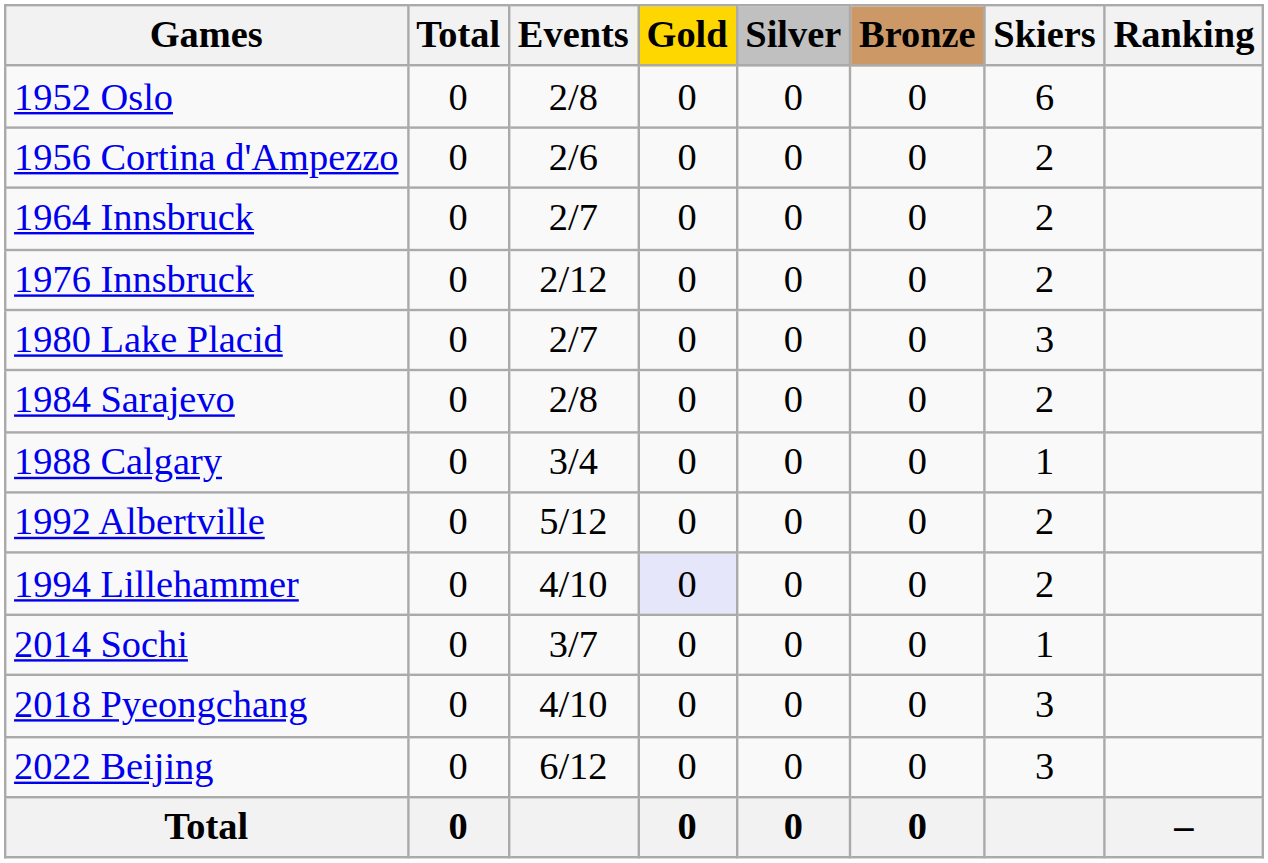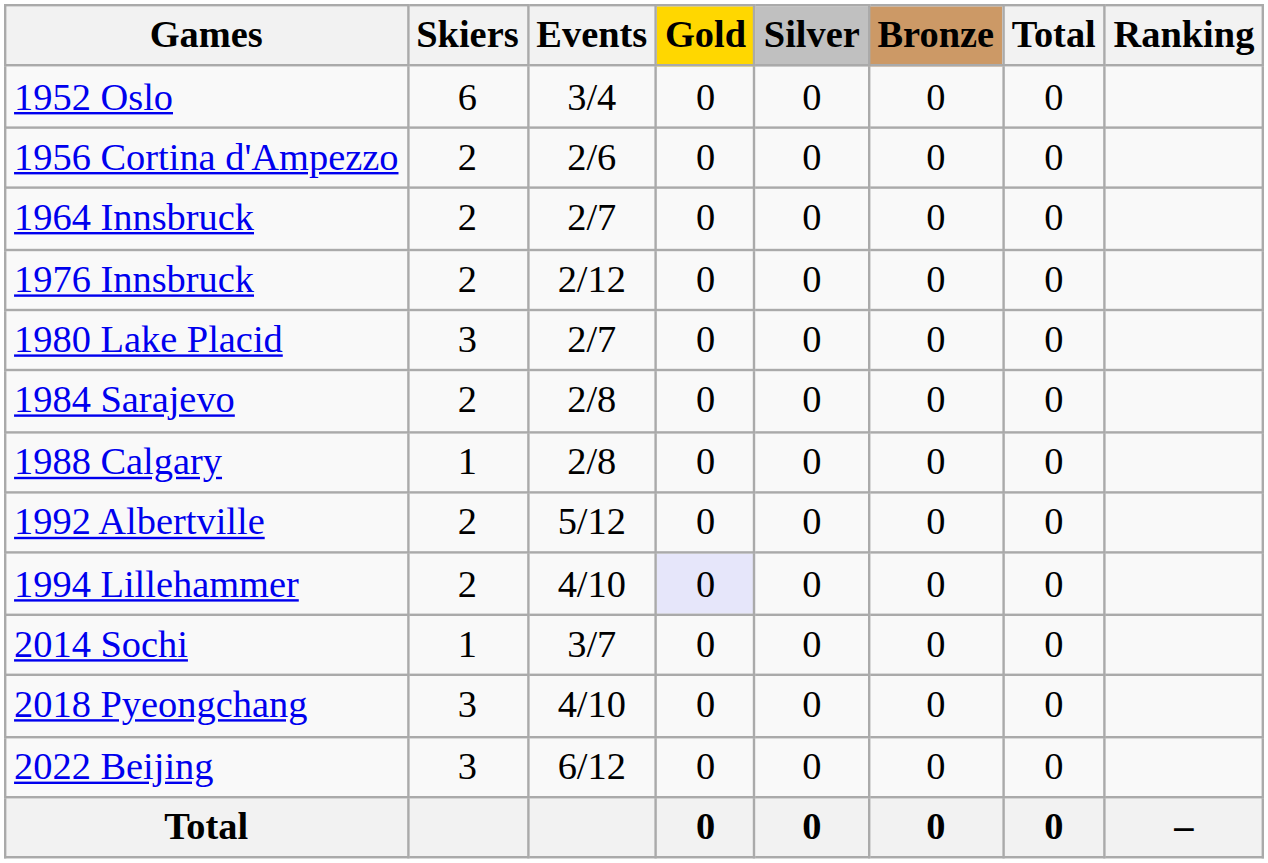columns swapped: (1045, 34) <-> (458, 34)
(573, 95) 2/8 -> (592, 95) 3/4
(573, 461) 3/4 -> (592, 461) 2/8
